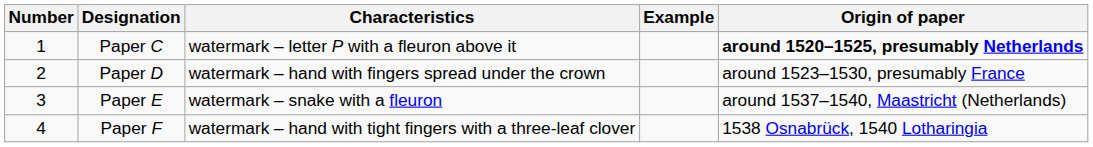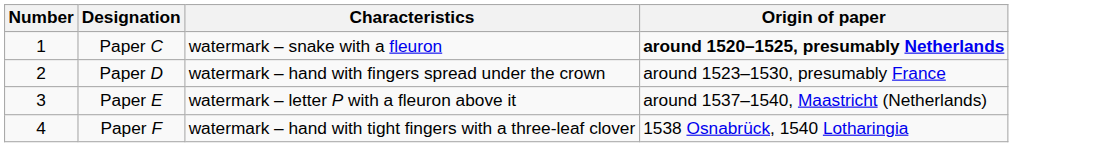- column: (679, 18)
(352, 45) watermark – letter P with a fleuron above it -> (315, 45) watermark – snake with a fleuron
(315, 100) watermark – snake with a fleuron -> (352, 100) watermark – letter P with a fleuron above it
